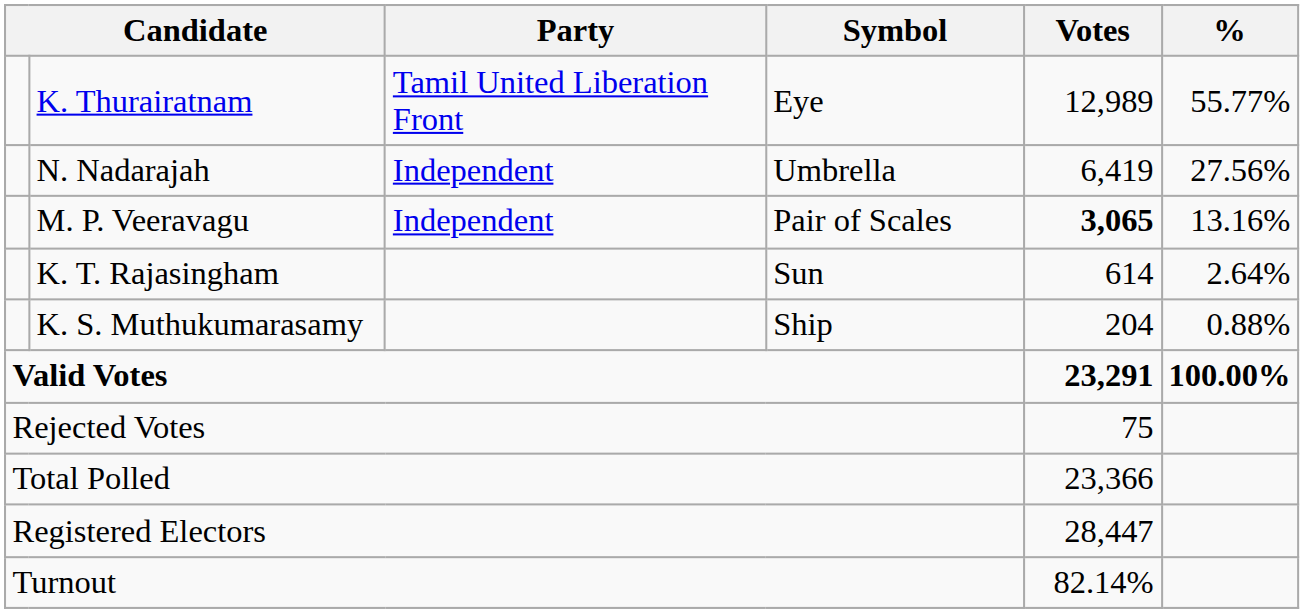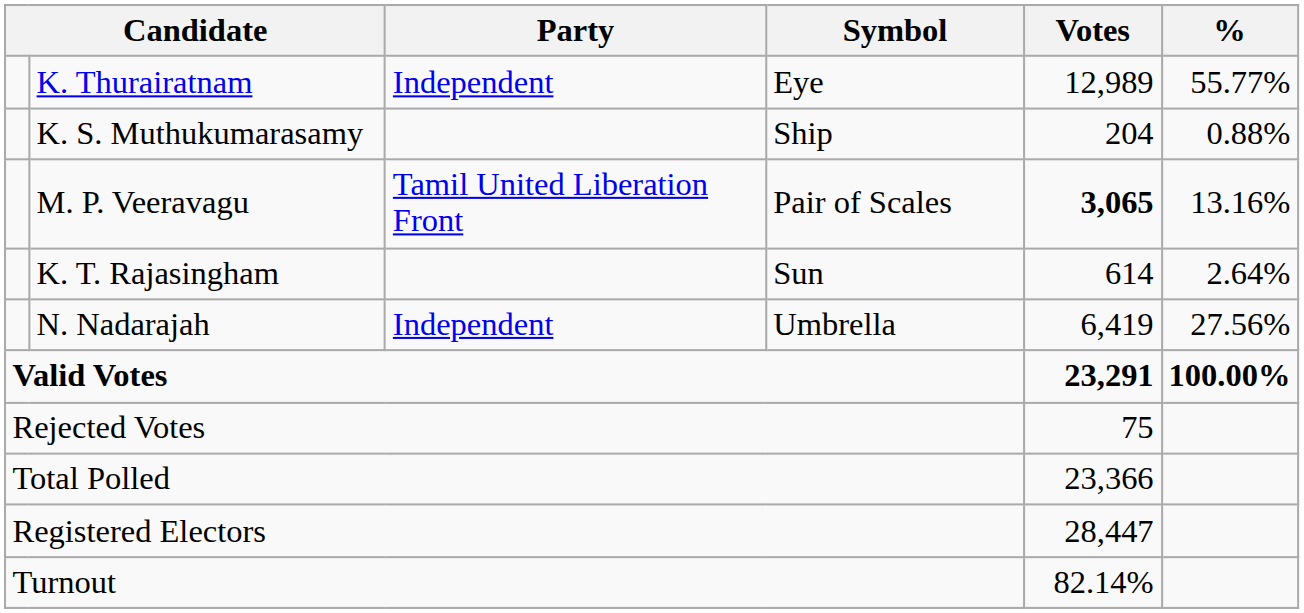(550, 100) Tamil United Liberation Front -> (473, 81) Independent
rows swapped: (123, 169) <-> (200, 324)
(473, 221) Independent -> (550, 203) Tamil United Liberation Front
